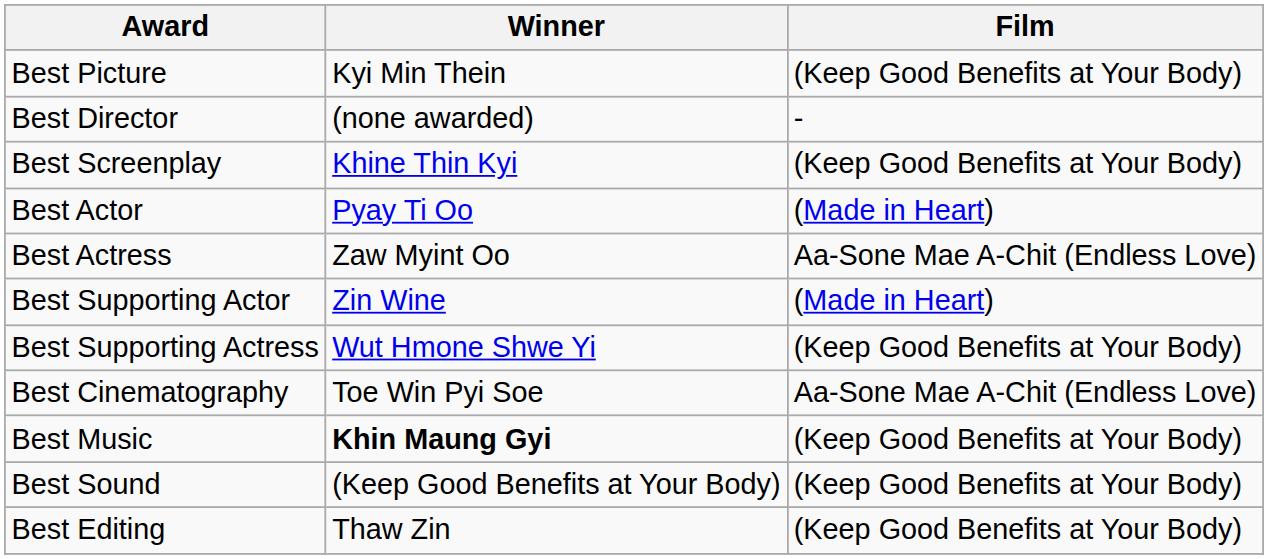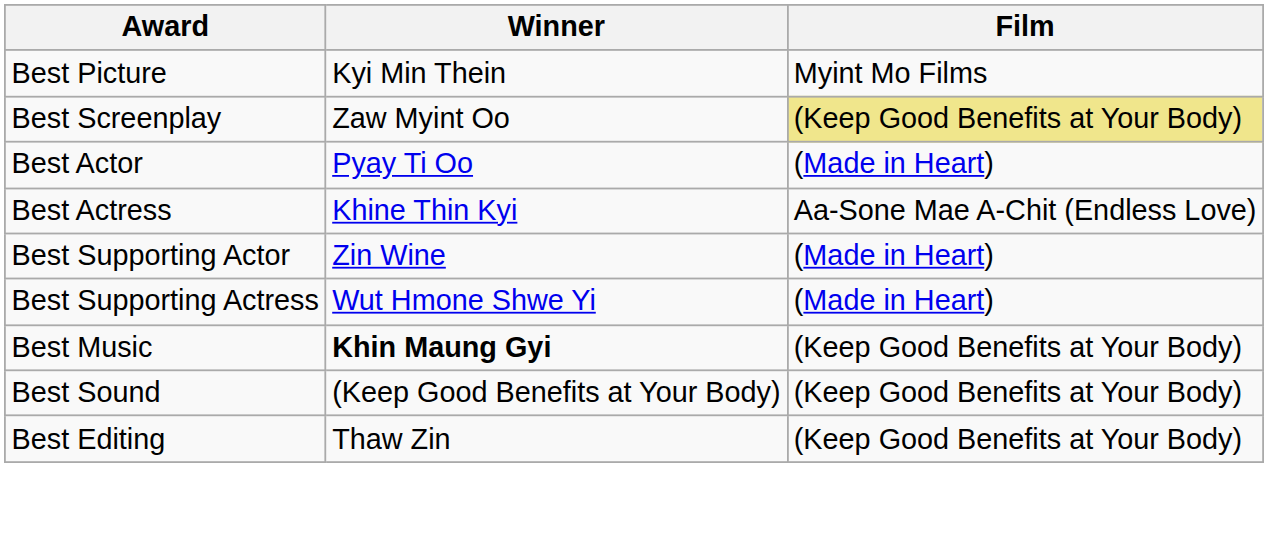(1018, 73) (Keep Good Benefits at Your Body) -> (891, 73) Myint Mo Films
- row: (95, 118)
(425, 164) Khine Thin Kyi -> (421, 118) Zaw Myint Oo
(1018, 164) no background -> (1018, 118) khaki background
(421, 255) Zaw Myint Oo -> (425, 210) Khine Thin Kyi
(1018, 347) (Keep Good Benefits at Your Body) -> (894, 301) (Made in Heart)
- row: (150, 392)
